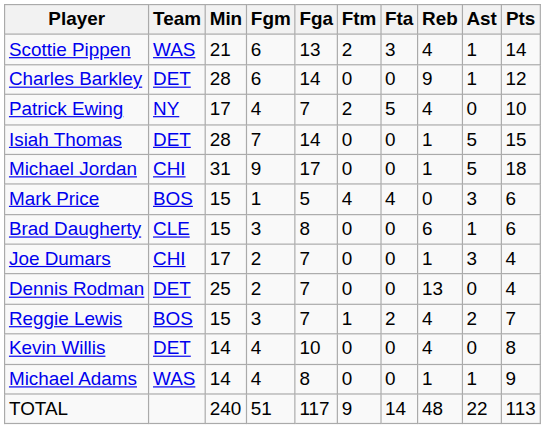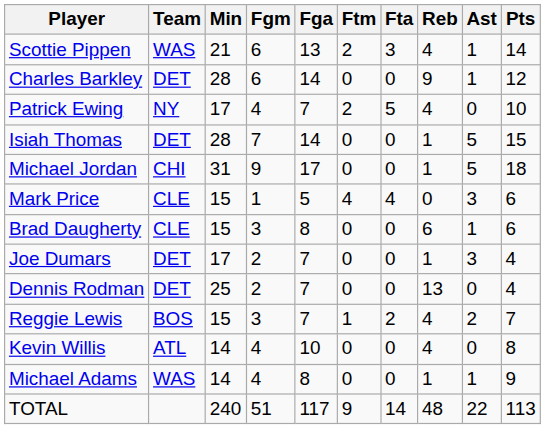(173, 199) BOS -> (171, 199) CLE
(169, 259) CHI -> (172, 259) DET
(172, 348) DET -> (170, 348) ATL
